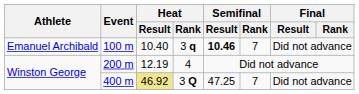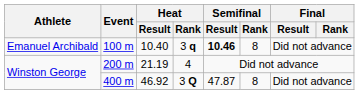(255, 47) 7 -> (255, 47) 8
(155, 64) 12.19 -> (155, 64) 21.19
(155, 82) khaki background -> (155, 82) no background
(222, 82) 47.25 -> (222, 82) 47.87
(255, 82) 7 -> (255, 82) 8
